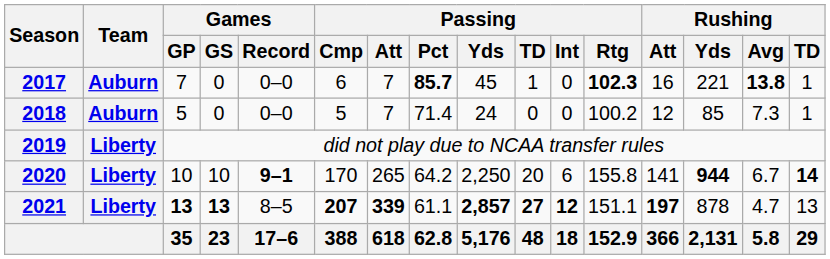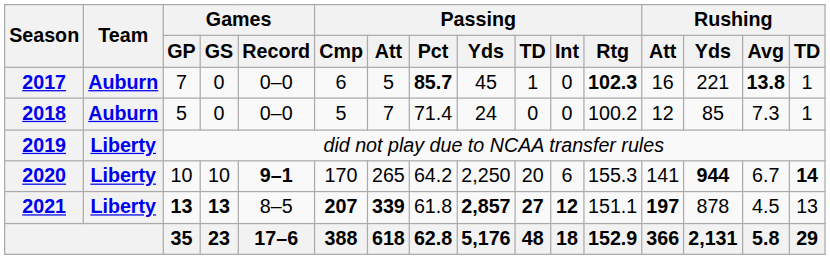(388, 82) 7 -> (388, 82) 5
(613, 176) 155.8 -> (613, 176) 155.3
(433, 207) 61.1 -> (433, 207) 61.8
(766, 207) 4.7 -> (766, 207) 4.5
